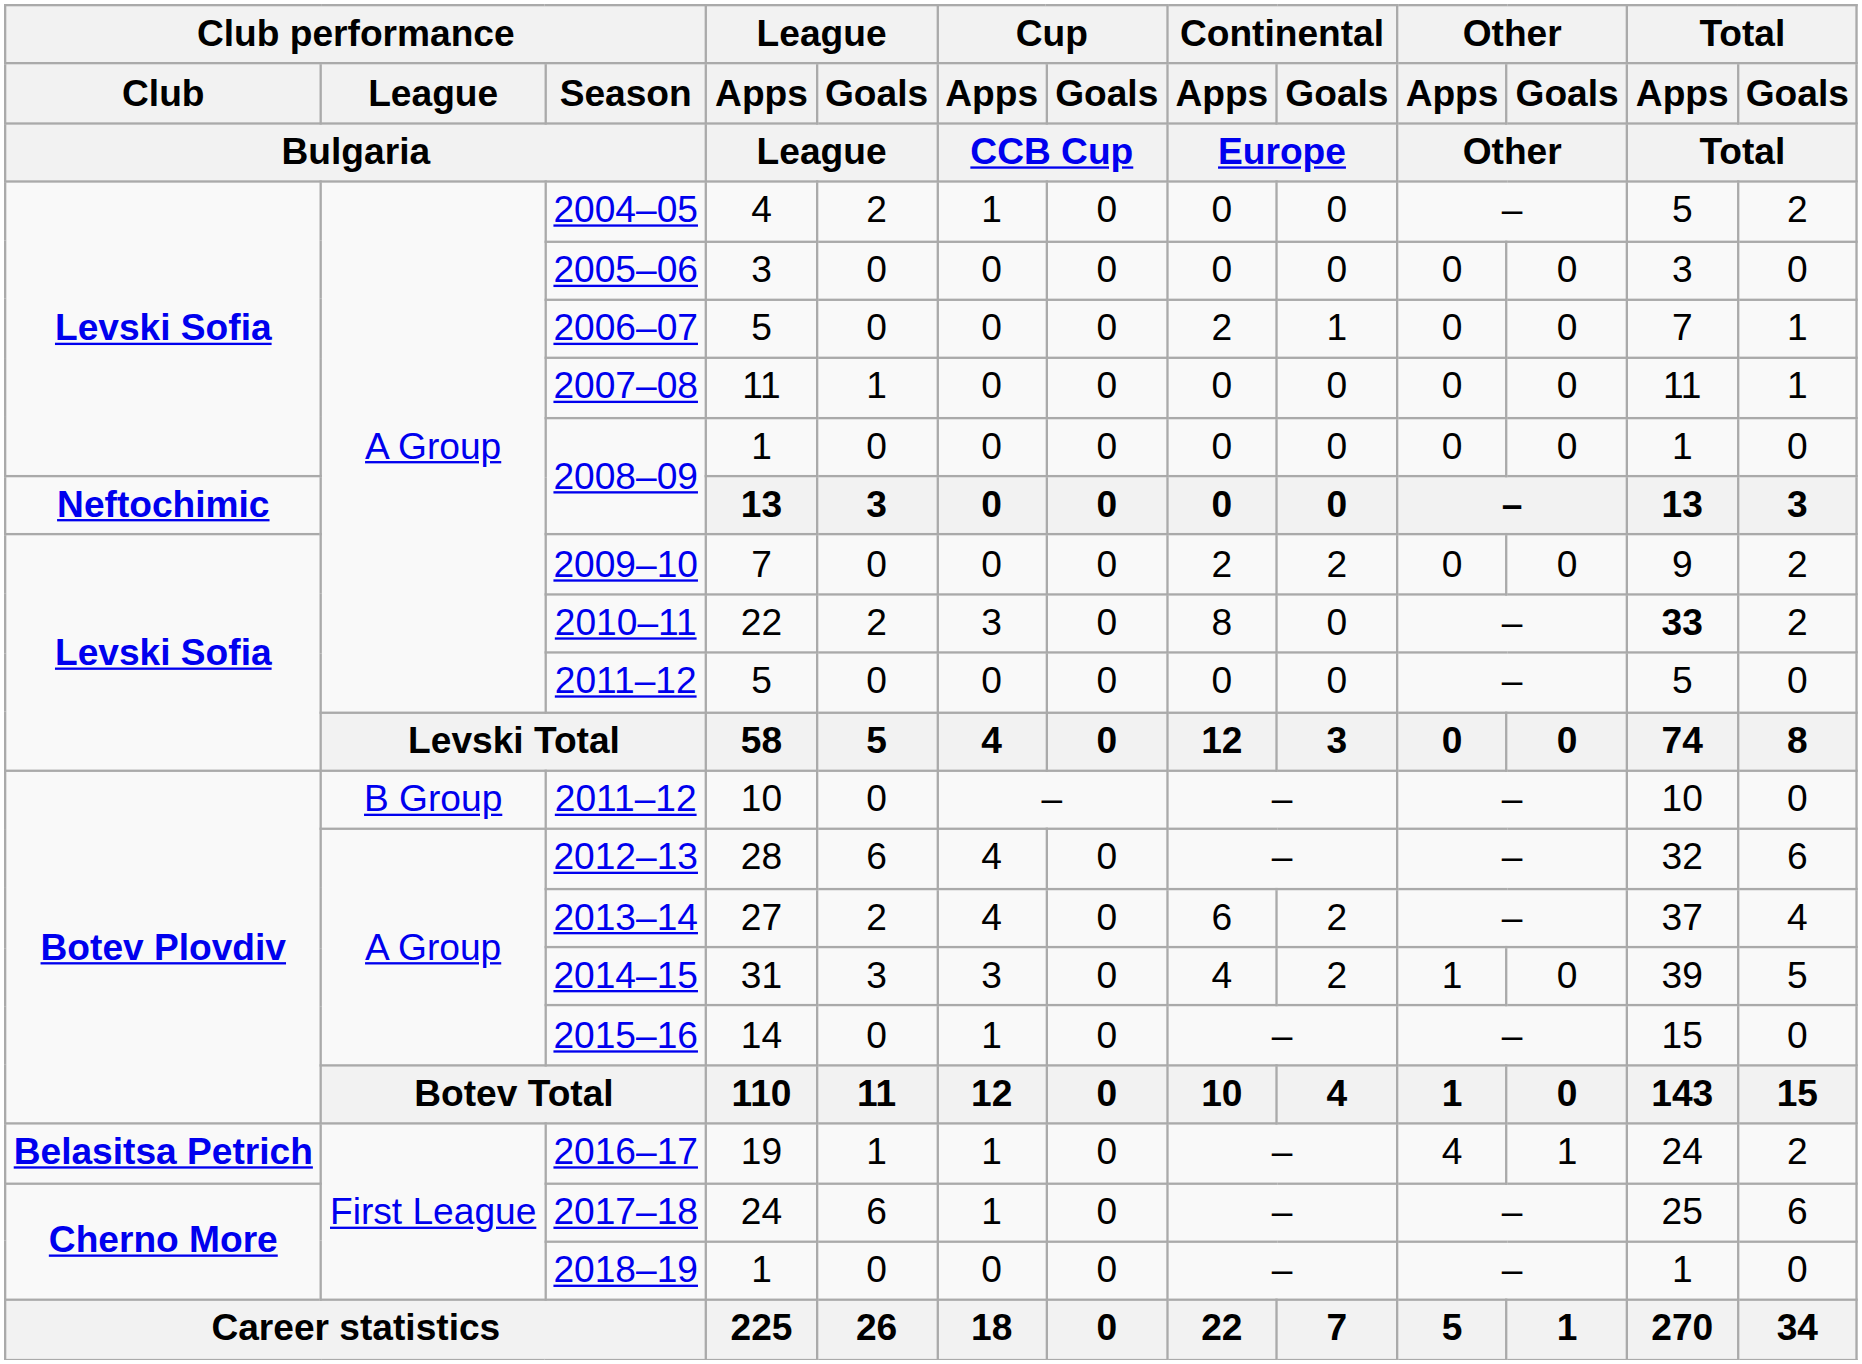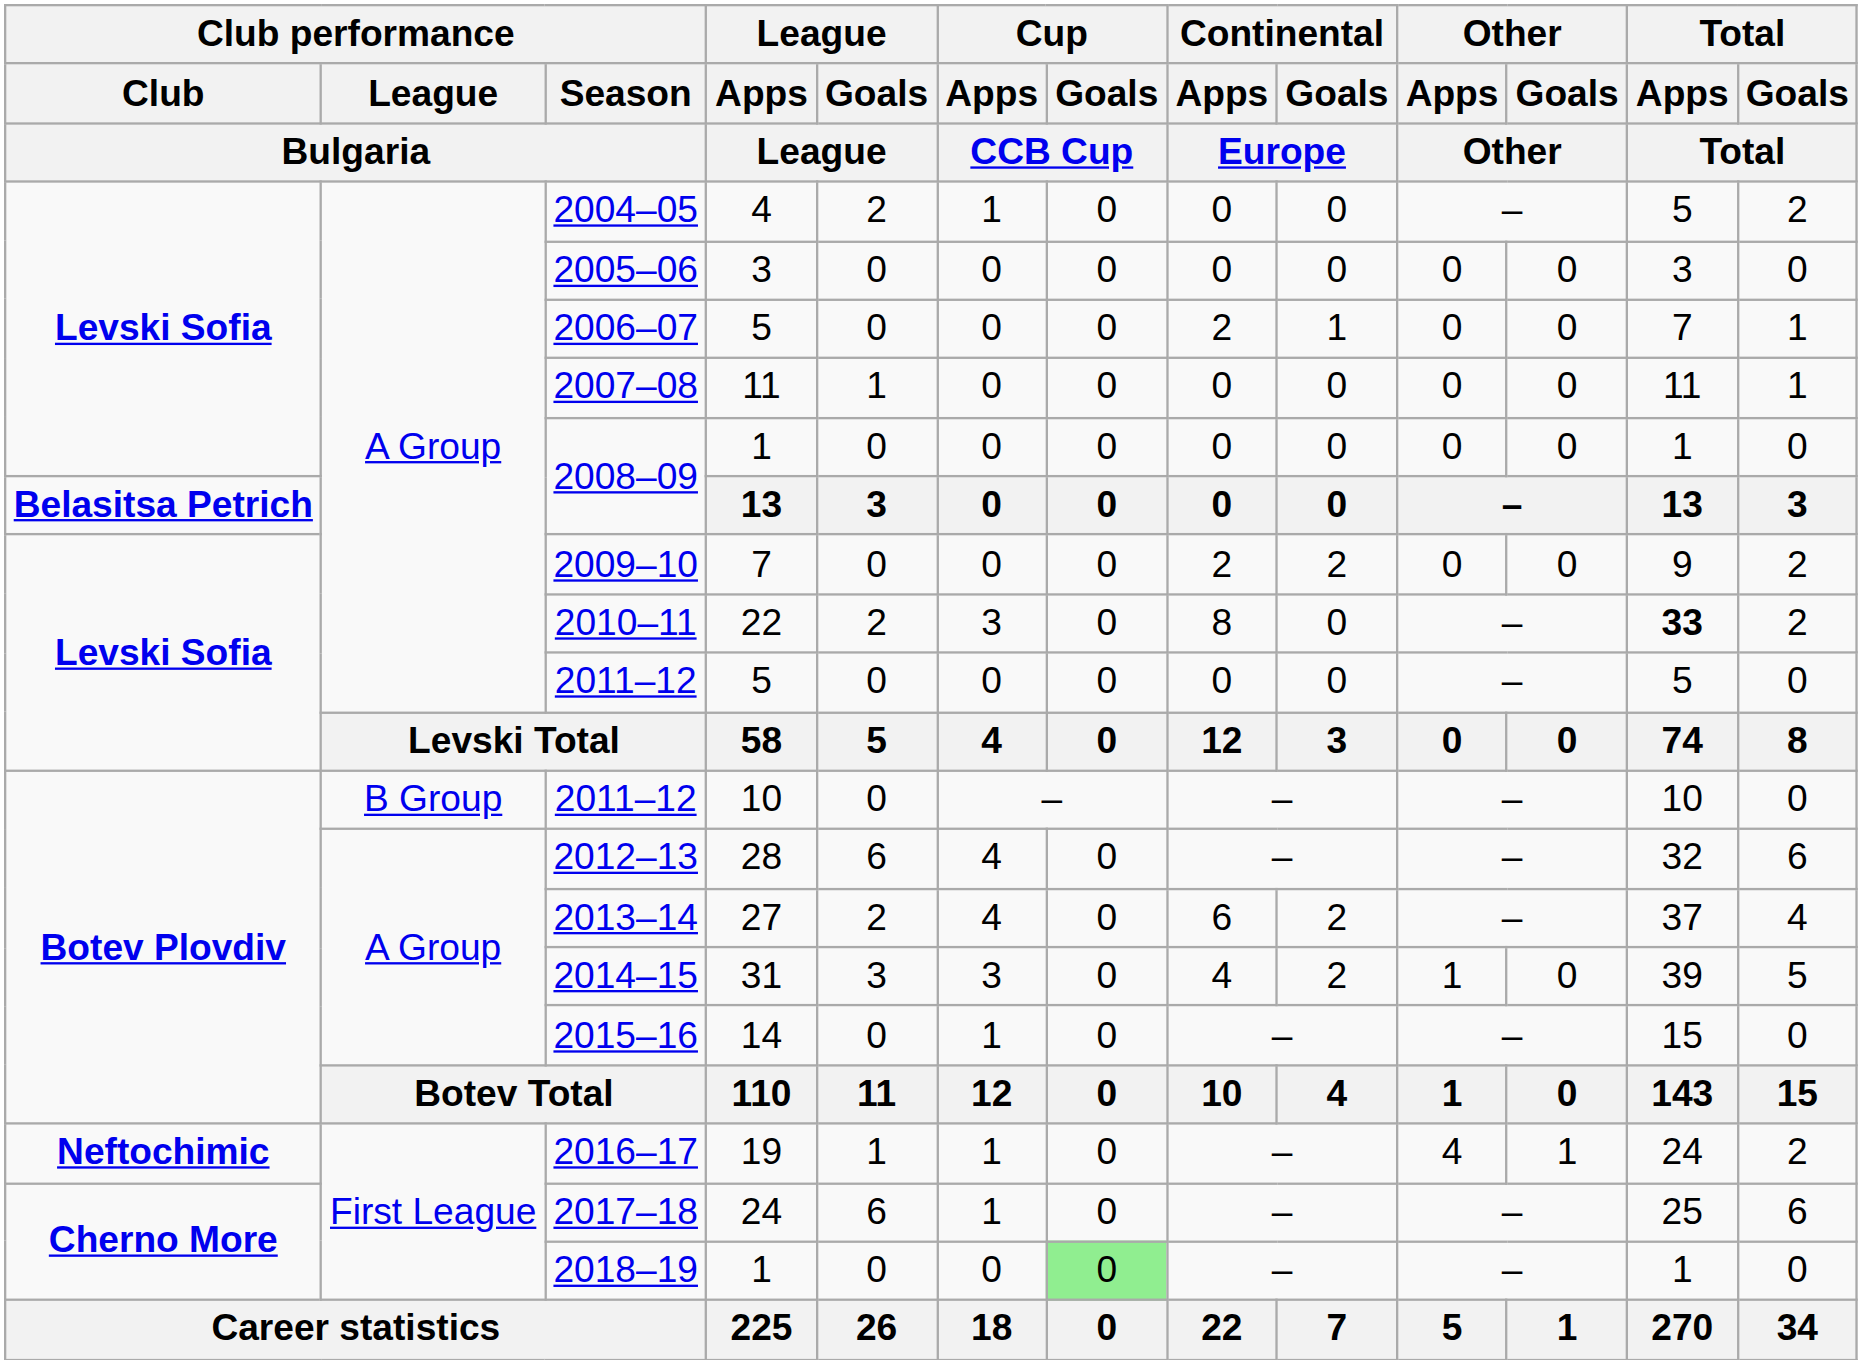(163, 504) Neftochimic -> (163, 504) Belasitsa Petrich
(163, 1152) Belasitsa Petrich -> (163, 1152) Neftochimic
(1107, 1270) no background -> (1107, 1270) lightgreen background
